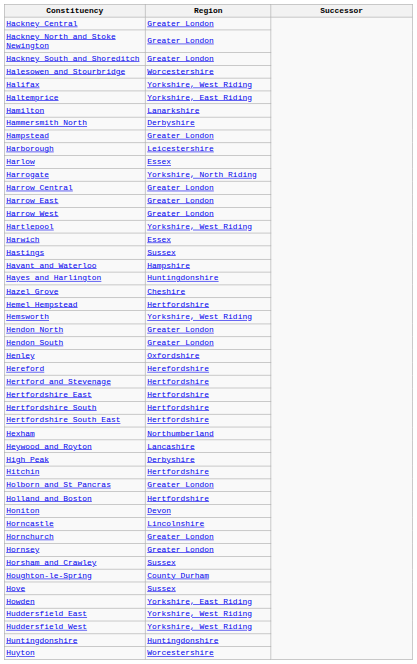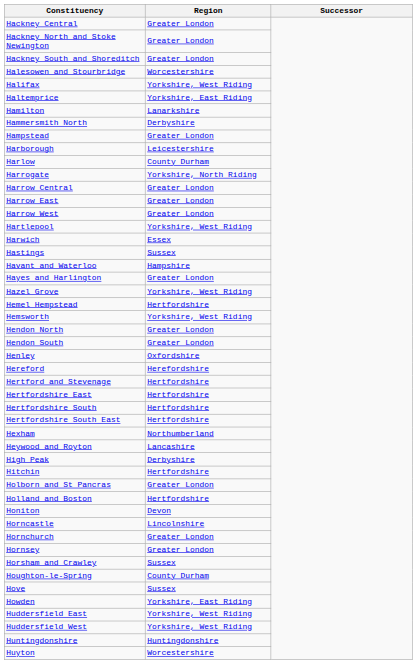(159, 162) Essex -> (178, 162) County Durham
(183, 278) Huntingdonshire -> (181, 278) Greater London
(166, 291) Cheshire -> (200, 291) Yorkshire, West Riding
